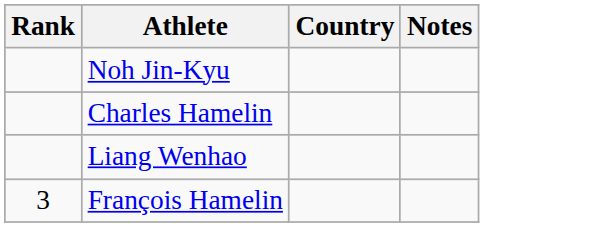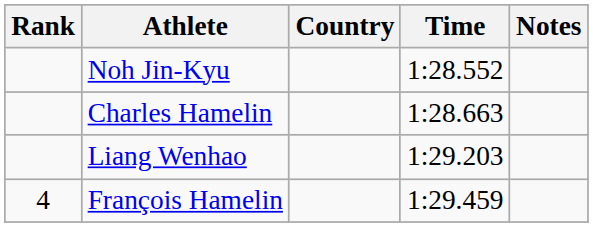+ column: (455, 26)
(43, 199) 3 -> (43, 199) 4
